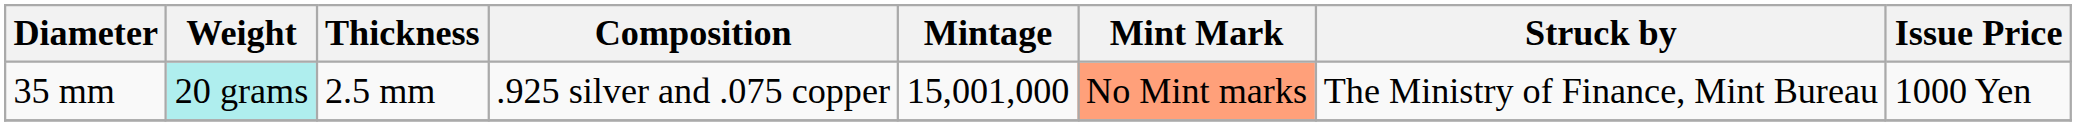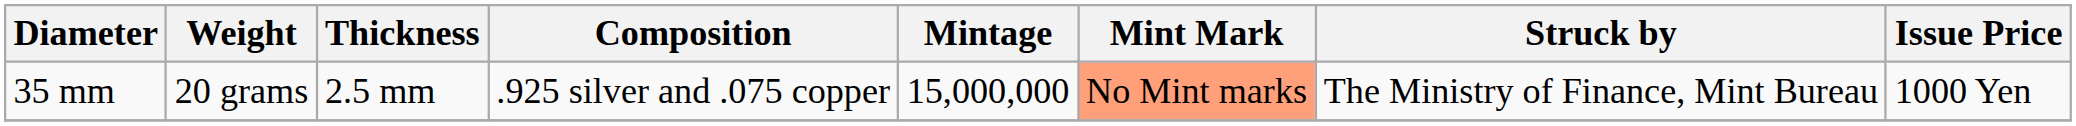(241, 90) paleturquoise background -> (241, 90) no background
(988, 90) 15,001,000 -> (988, 90) 15,000,000
